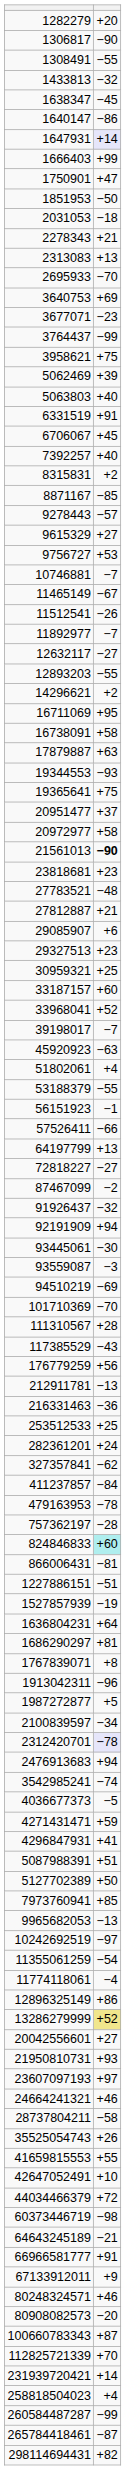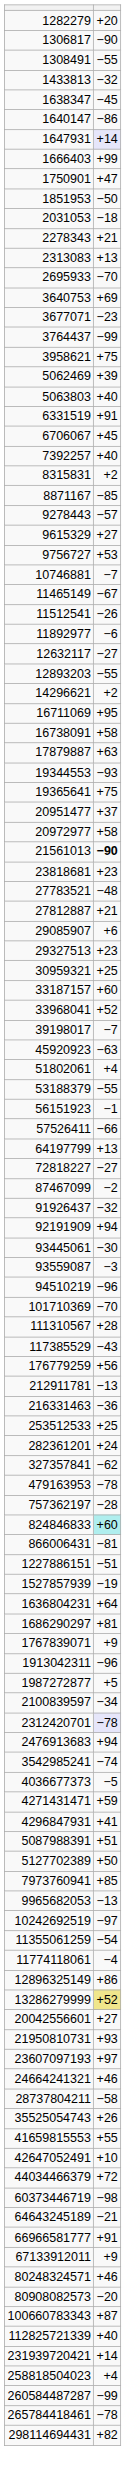(111, 634) −7 -> (111, 634) −6
(107, 1287) −69 -> (107, 1287) −96
- row: (60, 1485)
(111, 1663) +8 -> (111, 1643) +9
(107, 2356) +70 -> (107, 2336) +40
(107, 2435) −87 -> (107, 2415) −78
